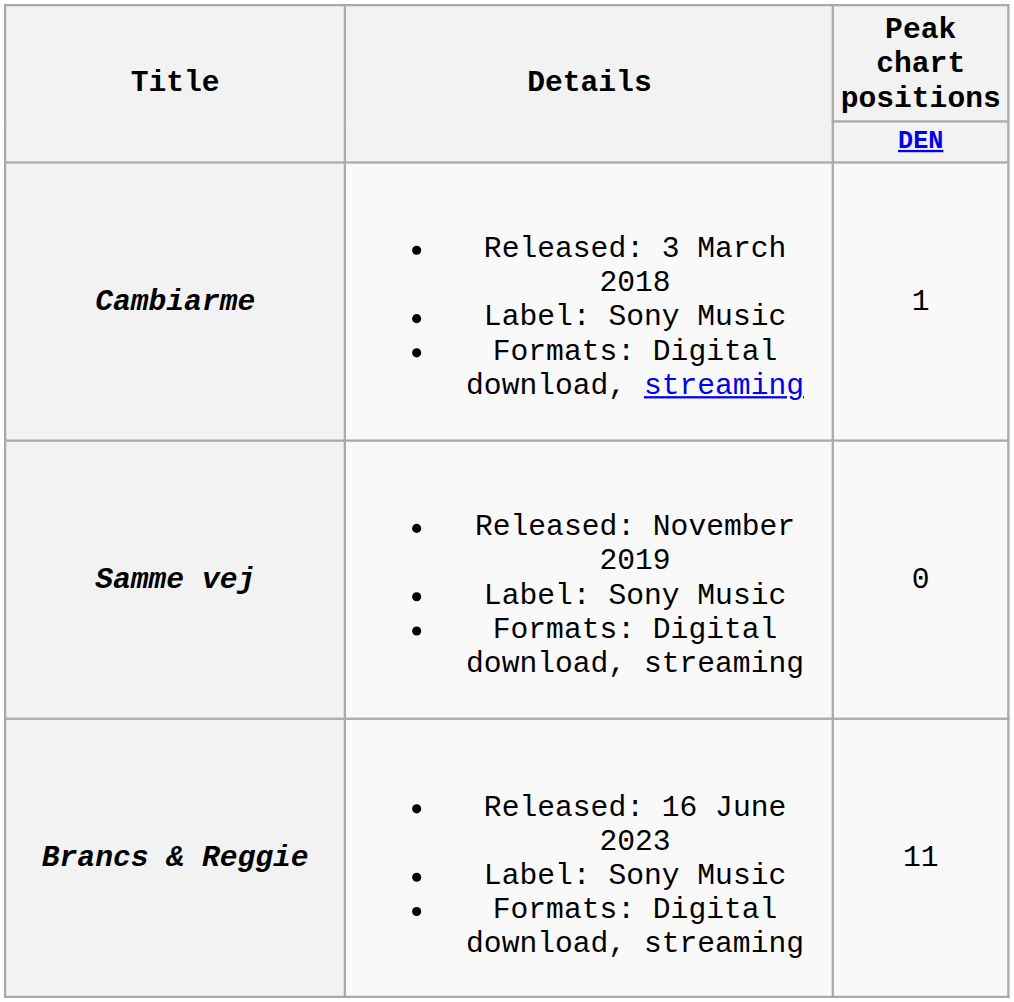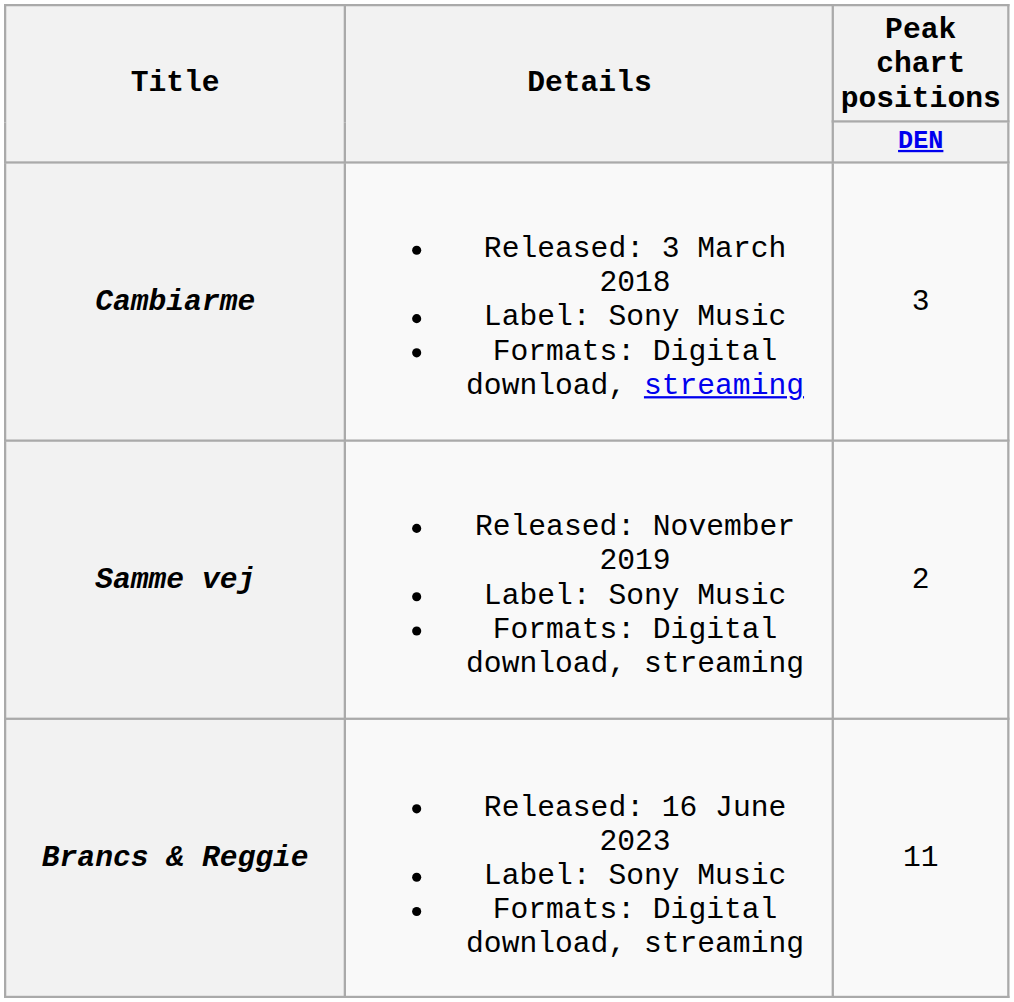(921, 301) 1 -> (921, 301) 3
(921, 579) 0 -> (921, 579) 2
